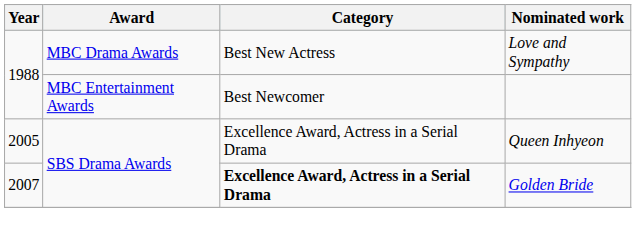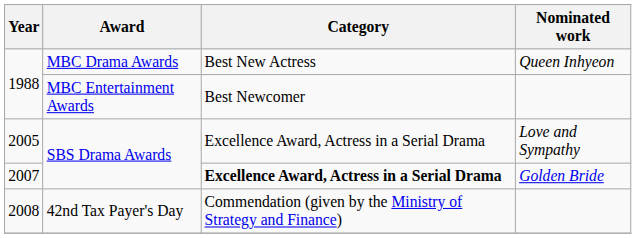(539, 52) Love and Sympathy -> (567, 61) Queen Inhyeon
(556, 141) Queen Inhyeon -> (550, 141) Love and Sympathy
+ row: (24, 211)
